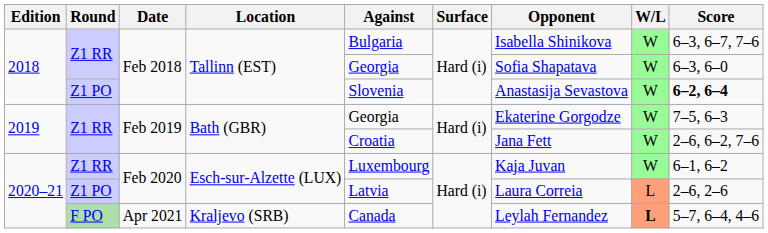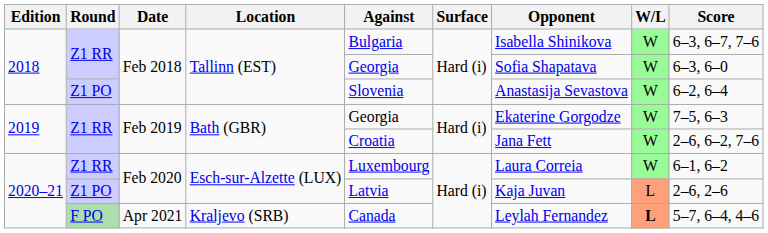(700, 91) bold -> (700, 91) normal
(530, 166) Kaja Juvan -> (539, 166) Laura Correia
(539, 191) Laura Correia -> (530, 191) Kaja Juvan
